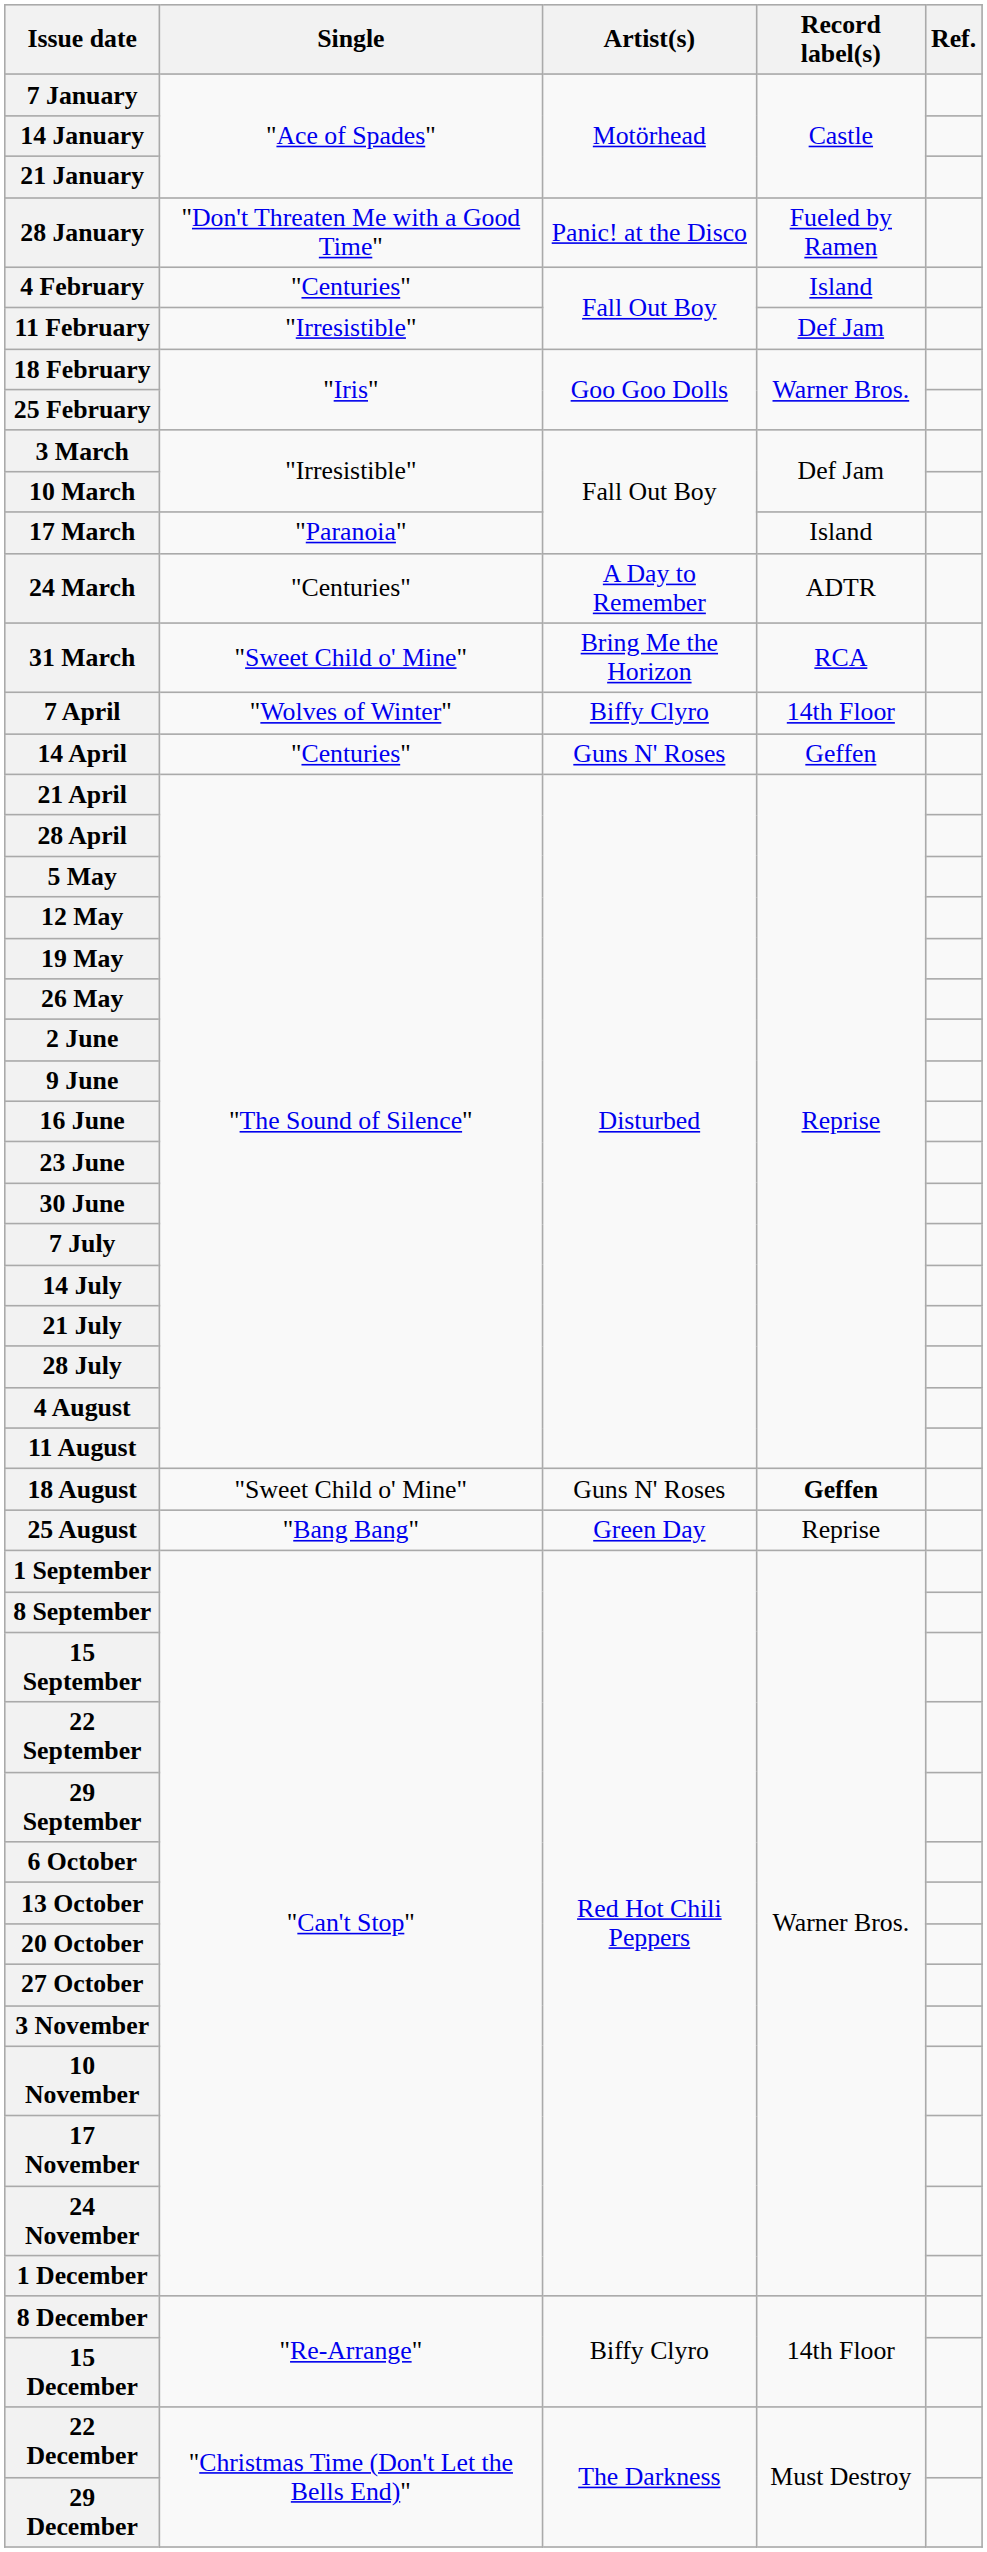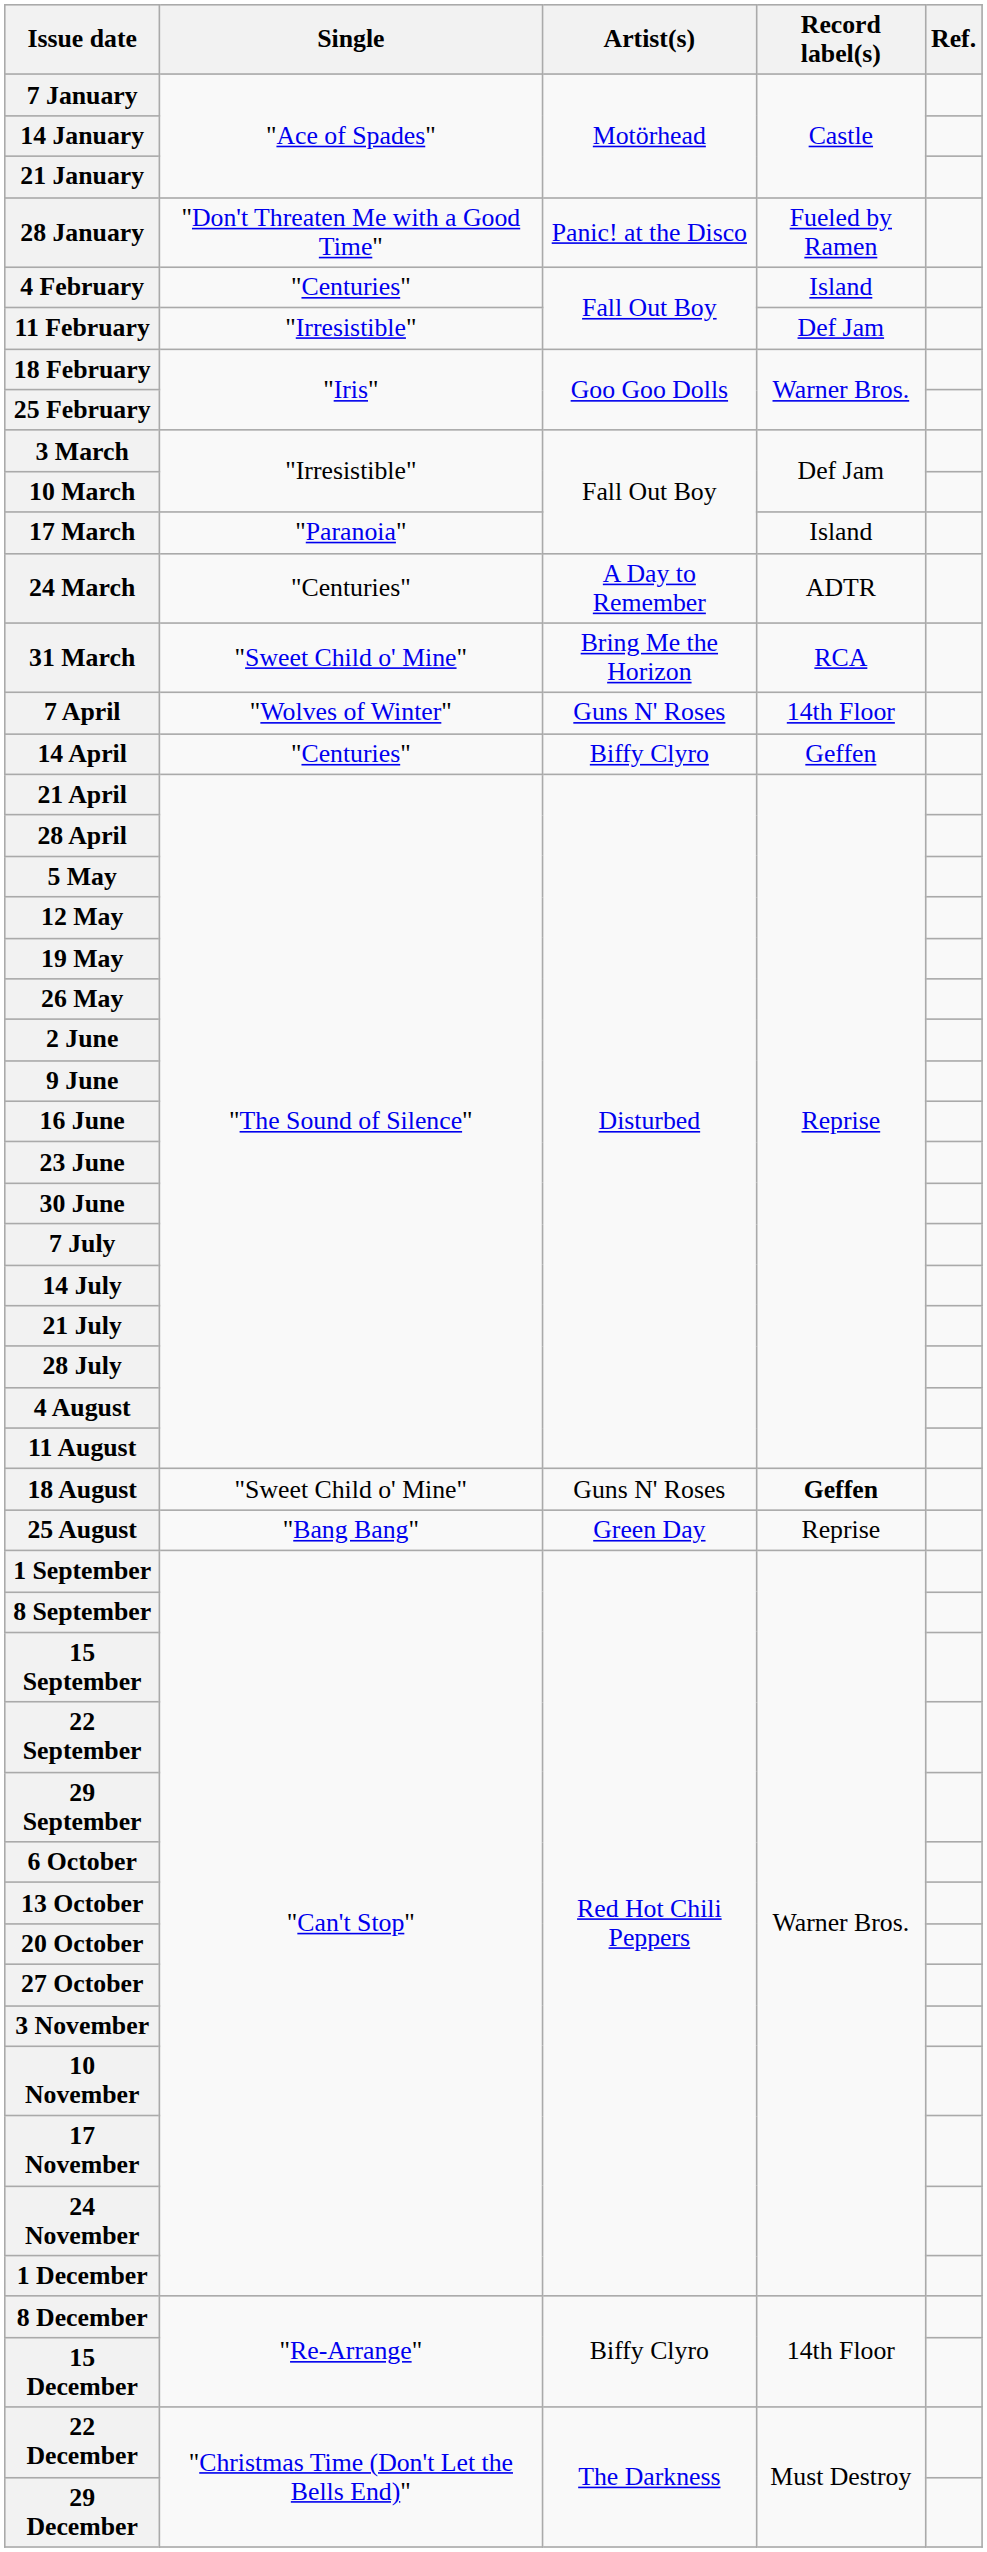(649, 712) Biffy Clyro -> (649, 712) Guns N' Roses
(649, 753) Guns N' Roses -> (649, 753) Biffy Clyro
